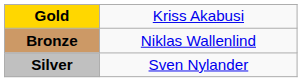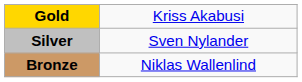rows swapped: (52, 64) <-> (52, 40)
